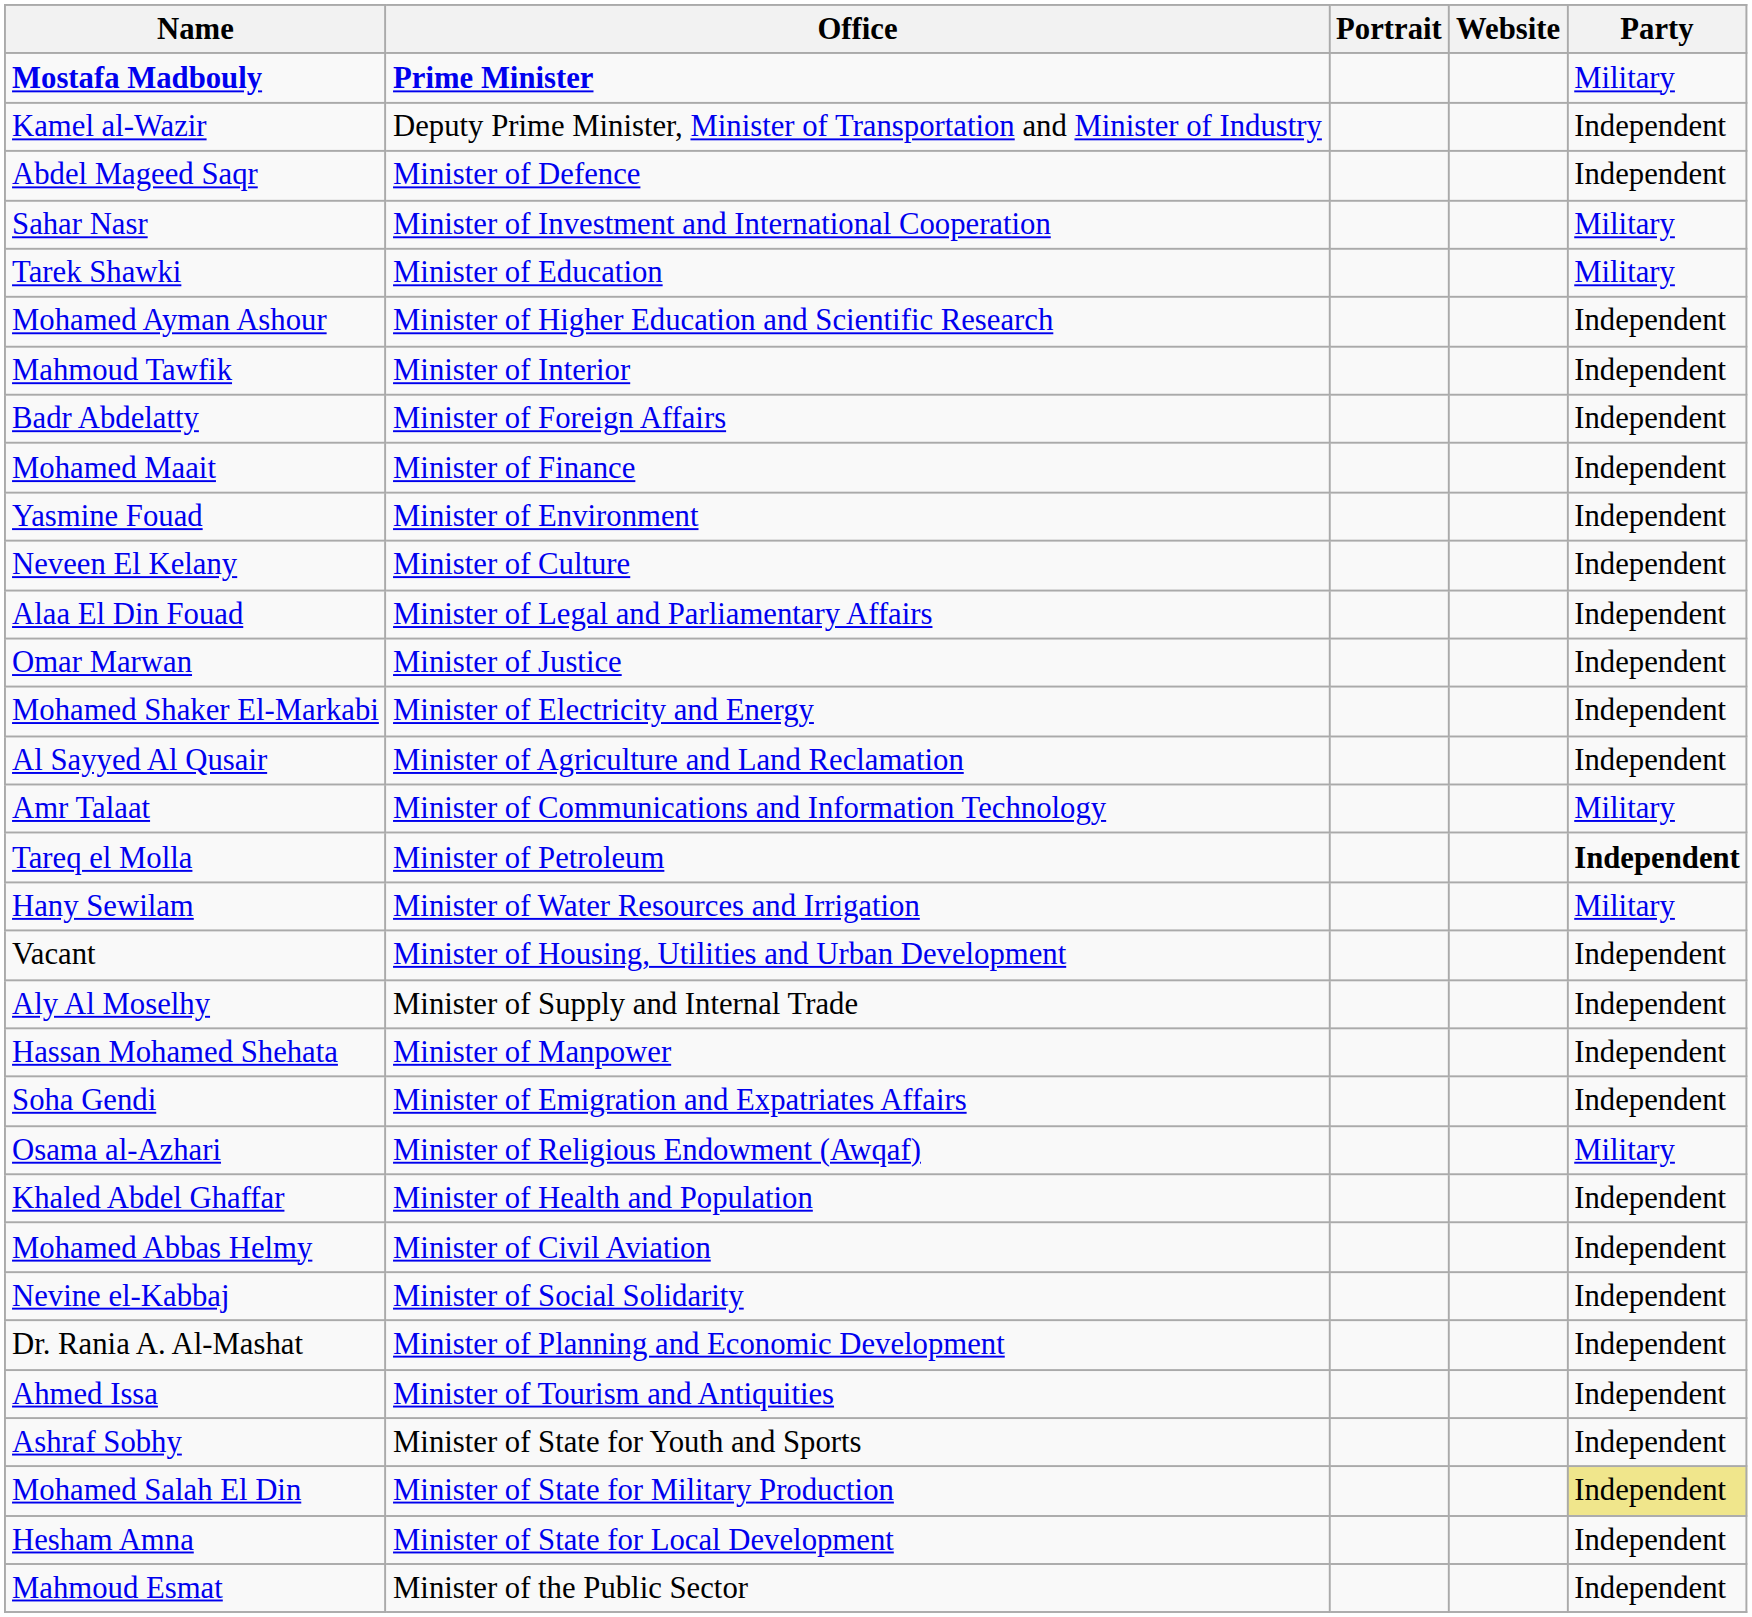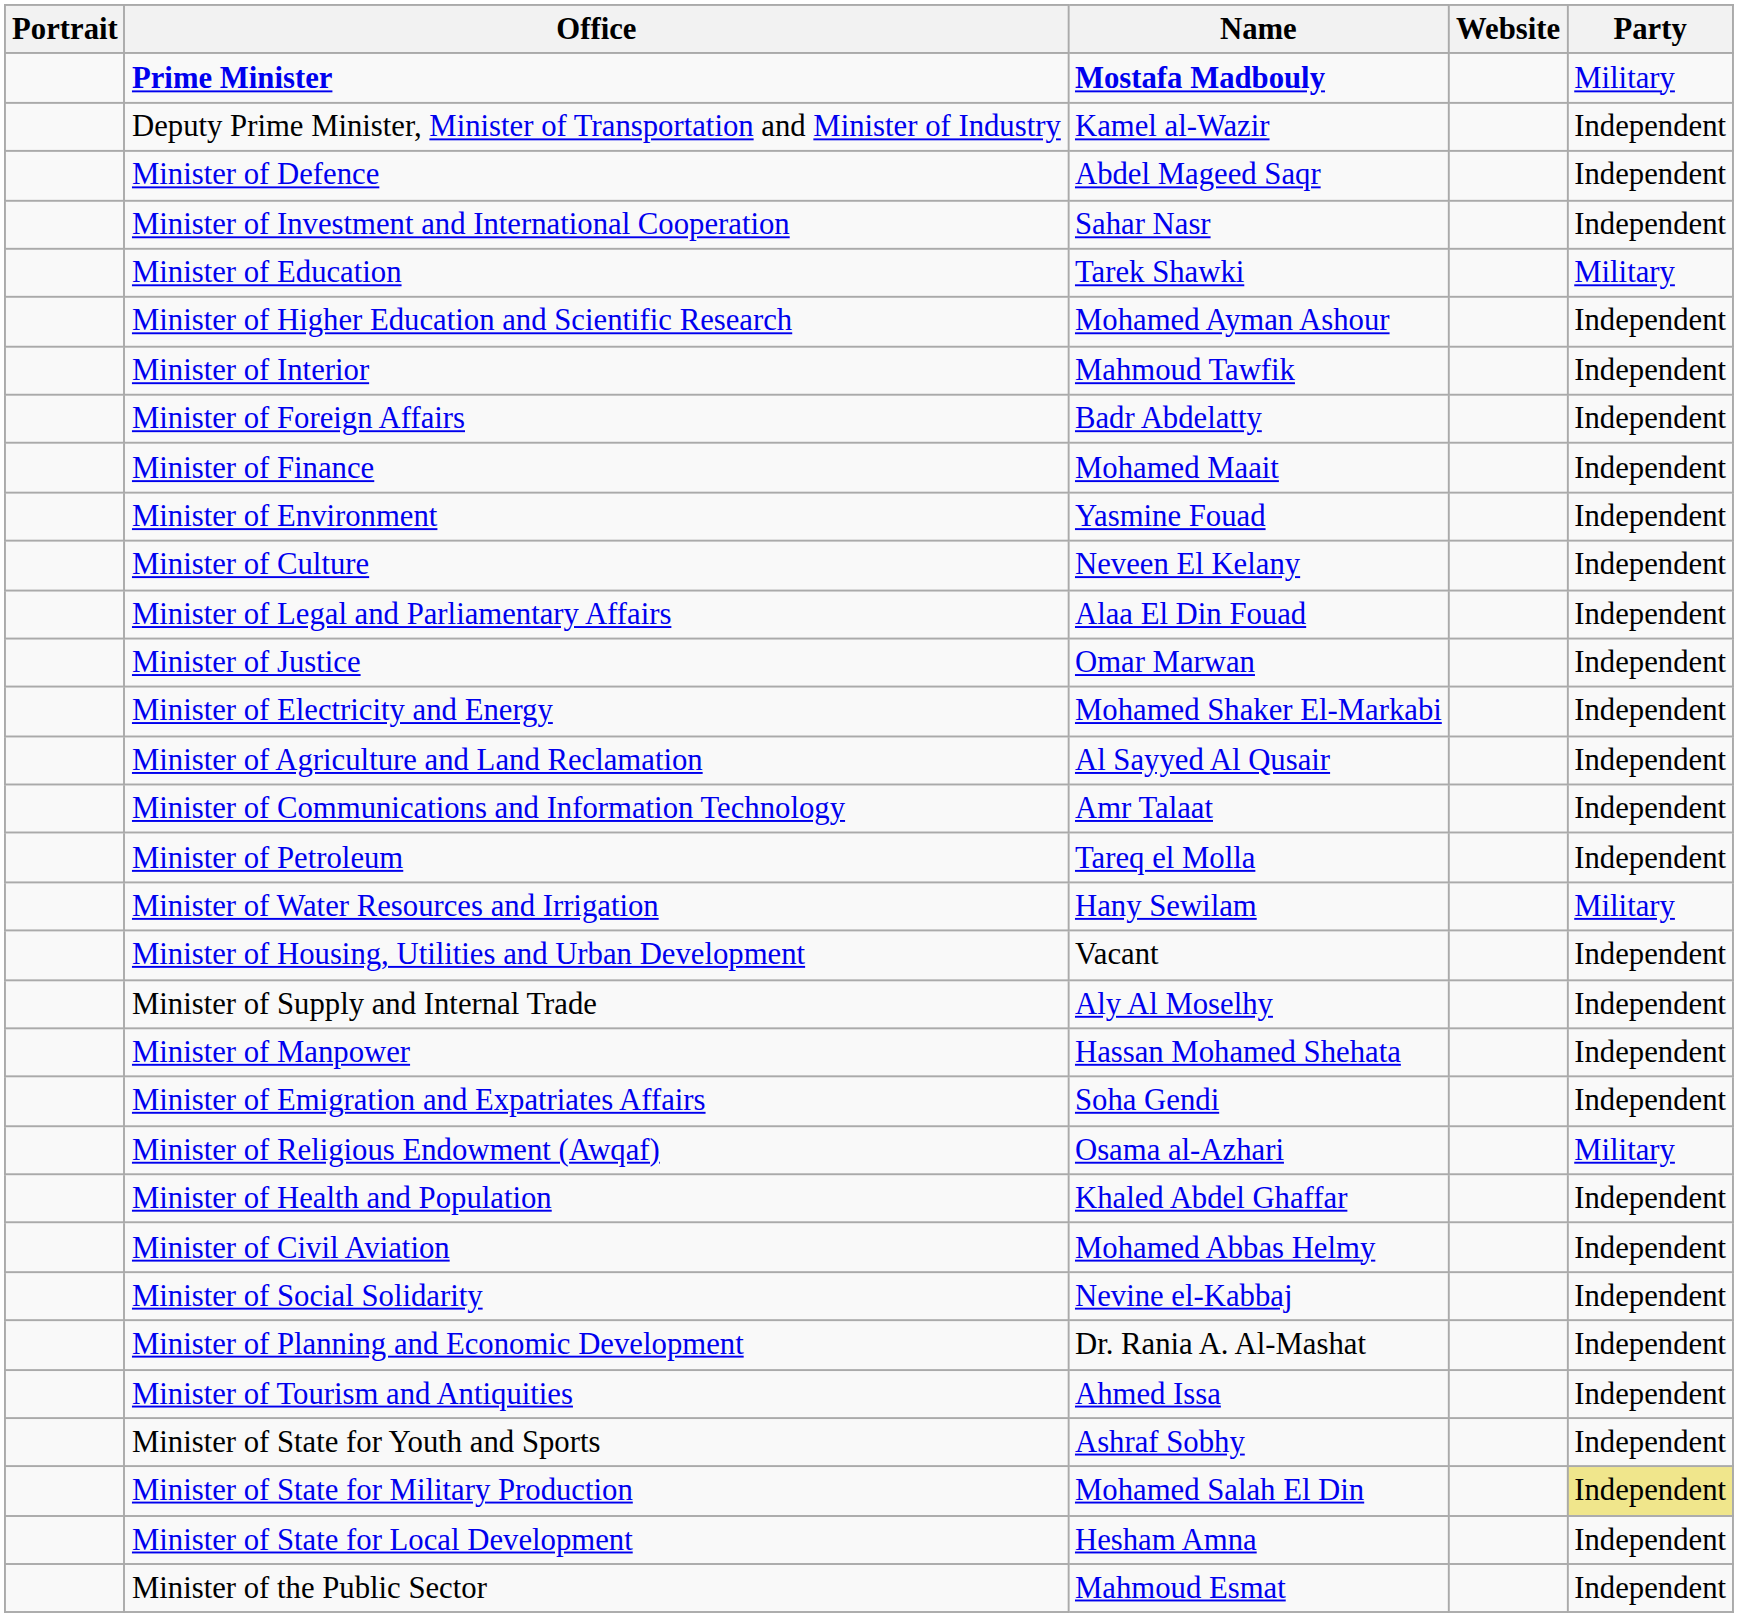columns swapped: (1389, 28) <-> (195, 28)
(1625, 223) Military -> (1650, 223) Independent
(1625, 808) Military -> (1650, 808) Independent
(1657, 857) bold -> (1650, 857) normal
